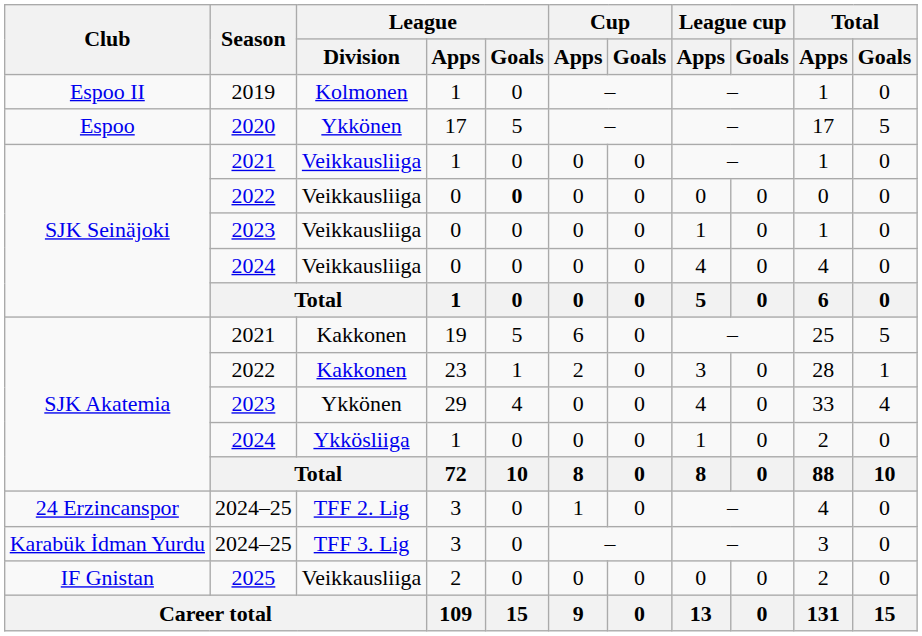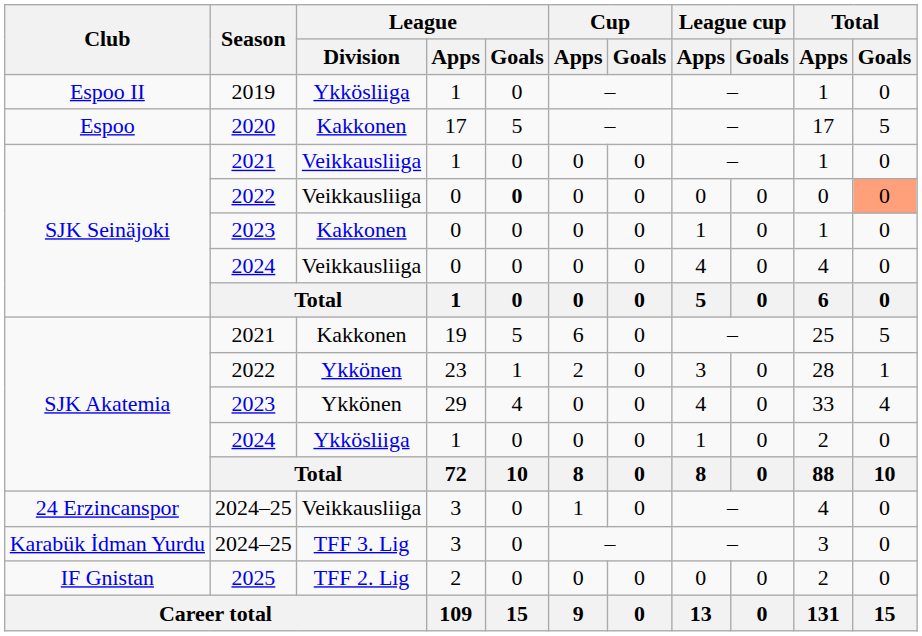(362, 91) Kolmonen -> (362, 91) Ykkösliiga
(362, 126) Ykkönen -> (362, 126) Kakkonen
(885, 195) no background -> (885, 195) lightsalmon background
(362, 230) Veikkausliiga -> (362, 230) Kakkonen
(362, 369) Kakkonen -> (362, 369) Ykkönen
(362, 508) TFF 2. Lig -> (362, 508) Veikkausliiga
(362, 578) Veikkausliiga -> (362, 578) TFF 2. Lig
